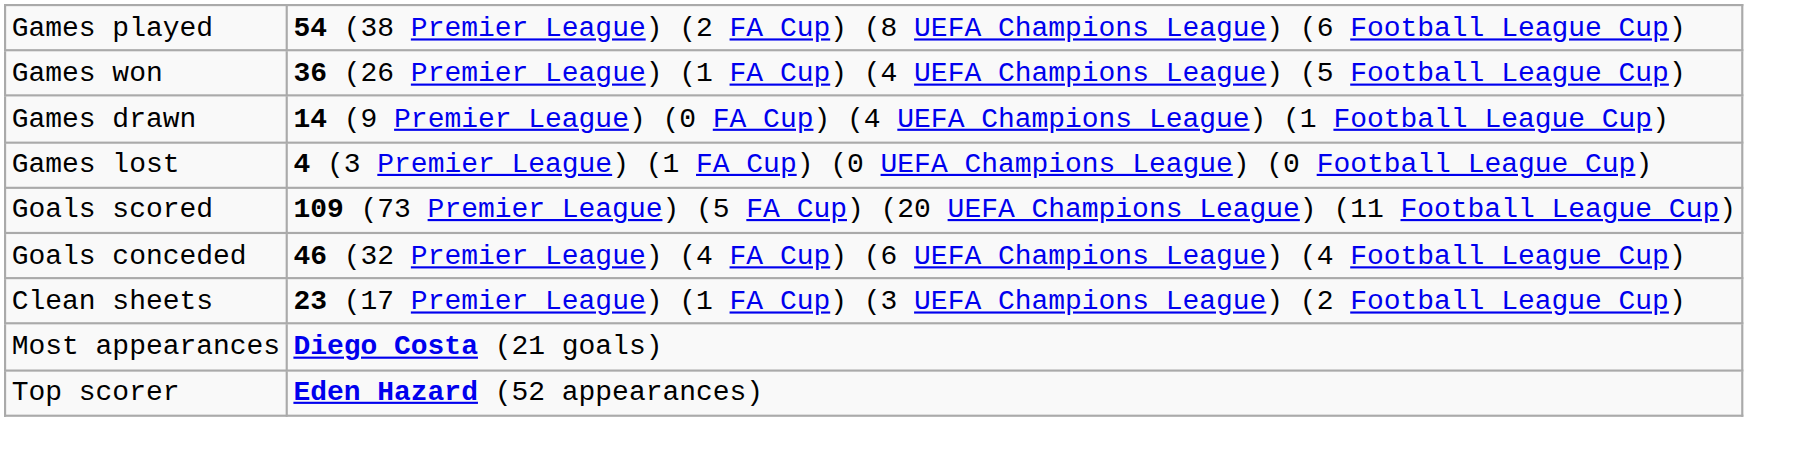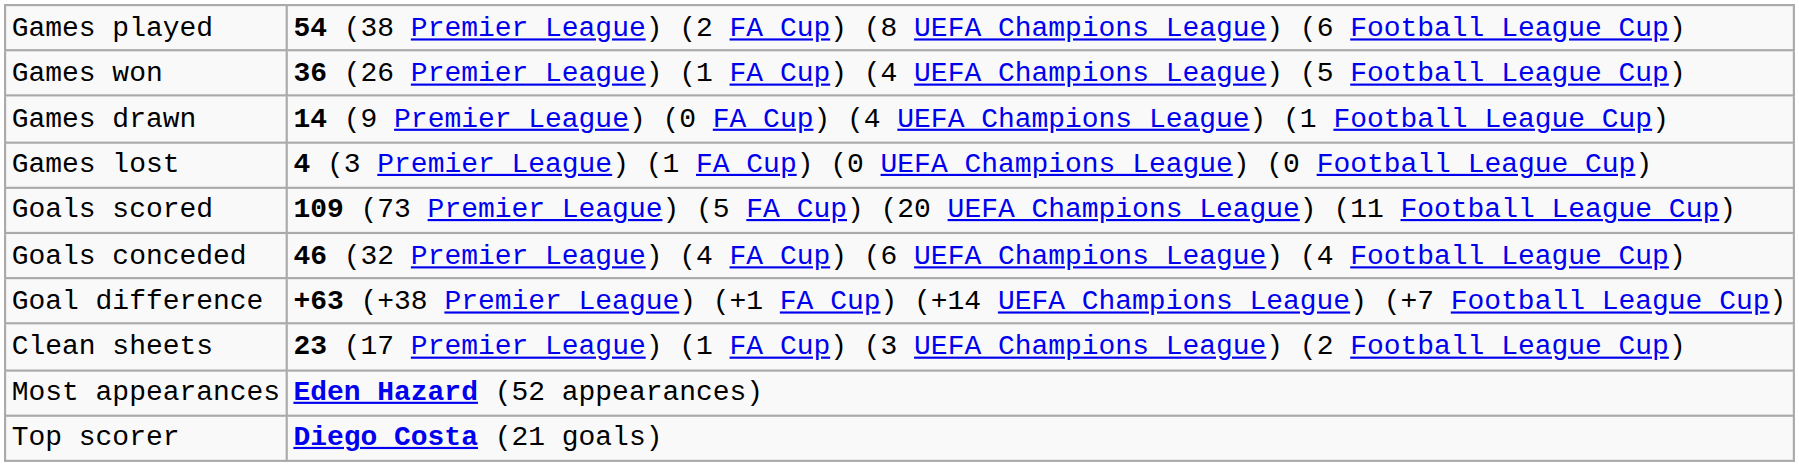+ row: (138, 301)
(478, 347) Diego Costa (21 goals) -> (528, 392) Eden Hazard (52 appearances)
(528, 392) Eden Hazard (52 appearances) -> (478, 438) Diego Costa (21 goals)
